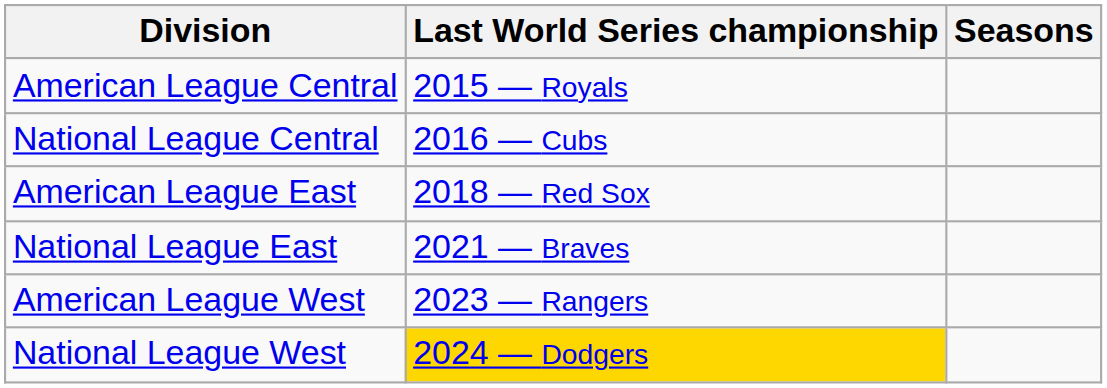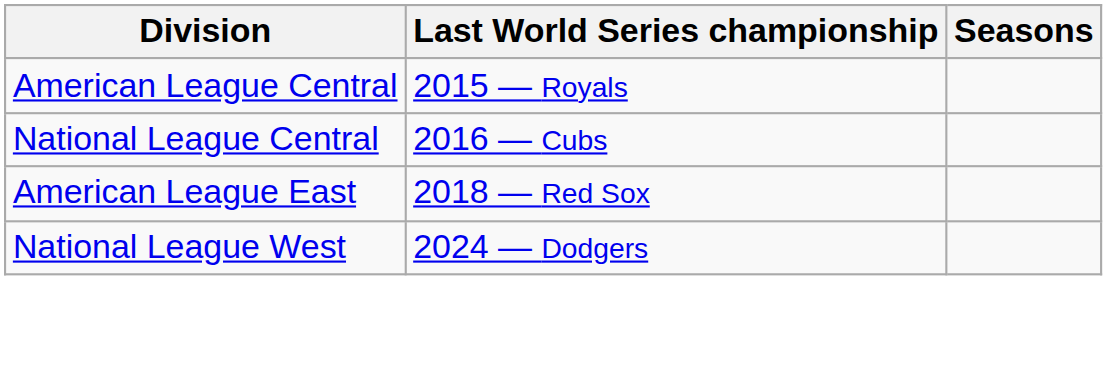- row: (175, 246)
- row: (189, 300)
(531, 354) gold background -> (531, 246) no background
